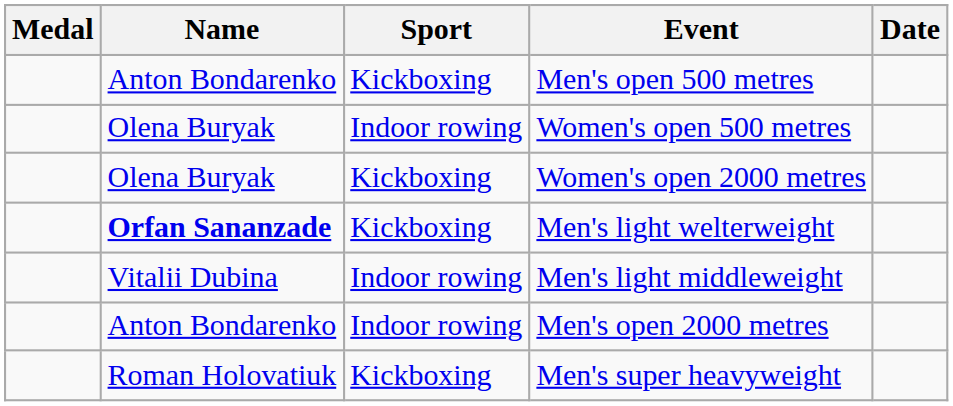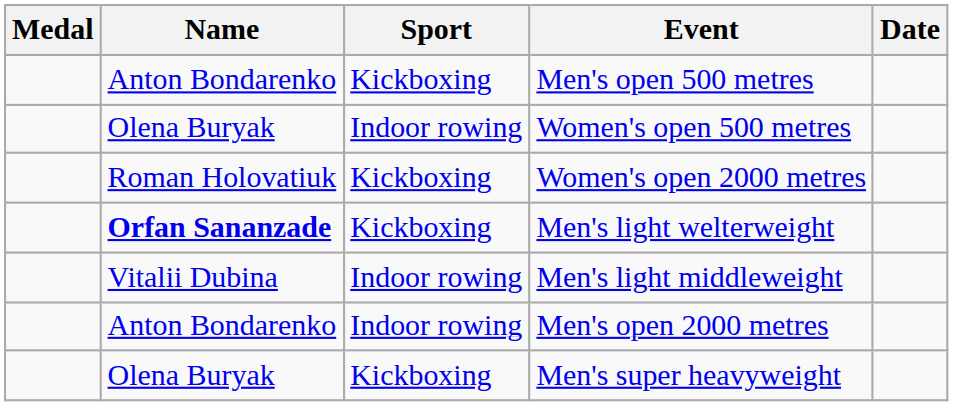(191, 177) Olena Buryak -> (222, 177) Roman Holovatiuk
(222, 375) Roman Holovatiuk -> (191, 375) Olena Buryak
